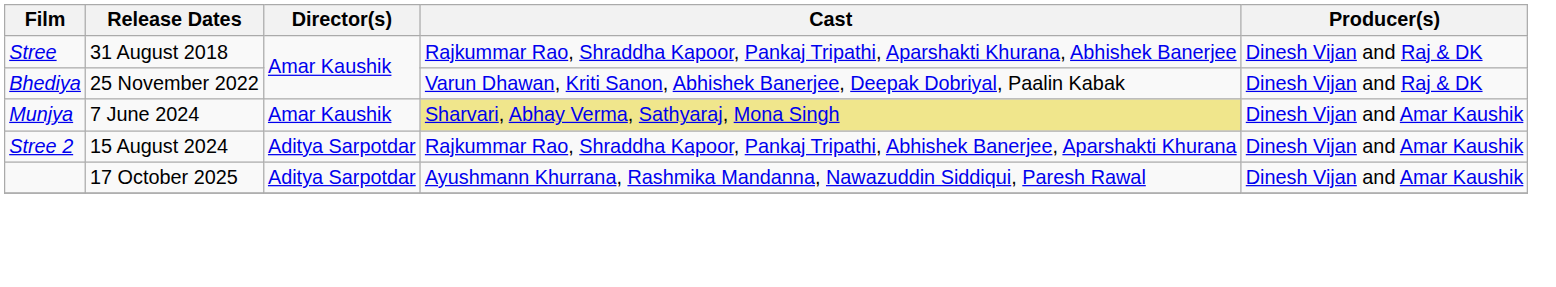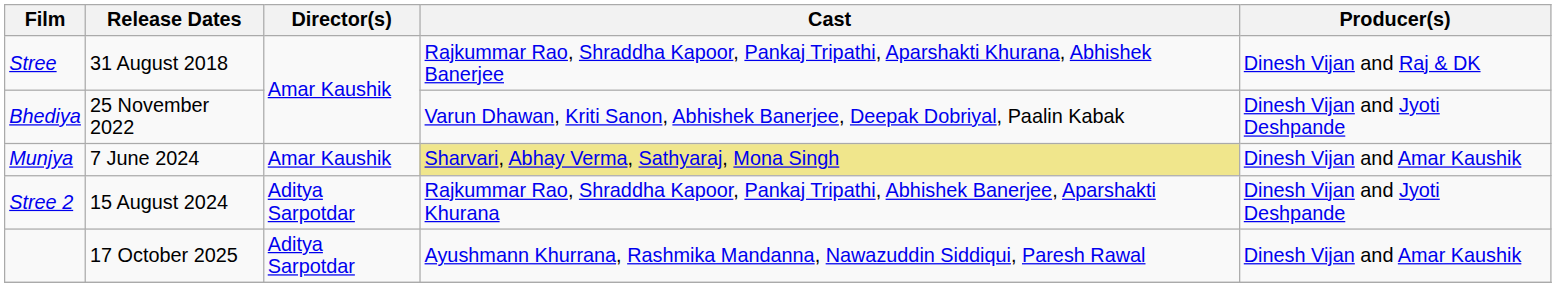(1364, 83) Dinesh Vijan and Raj & DK -> (1342, 116) Dinesh Vijan and Jyoti Deshpande
(1385, 146) Dinesh Vijan and Amar Kaushik -> (1342, 201) Dinesh Vijan and Jyoti Deshpande
